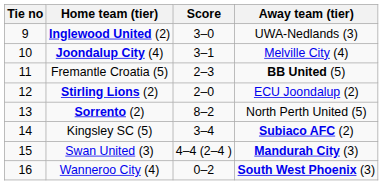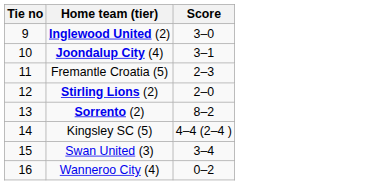- column: (306, 14)
(204, 131) 3–4 -> (204, 131) 4–4 (2–4 )
(204, 151) 4–4 (2–4 ) -> (204, 151) 3–4
